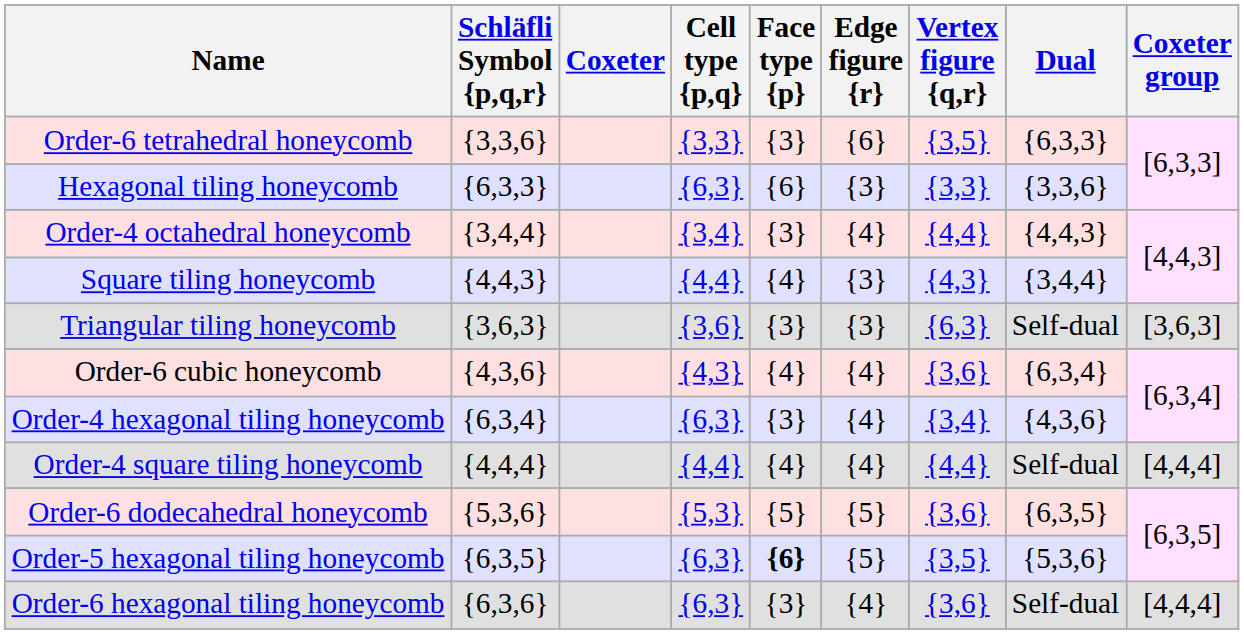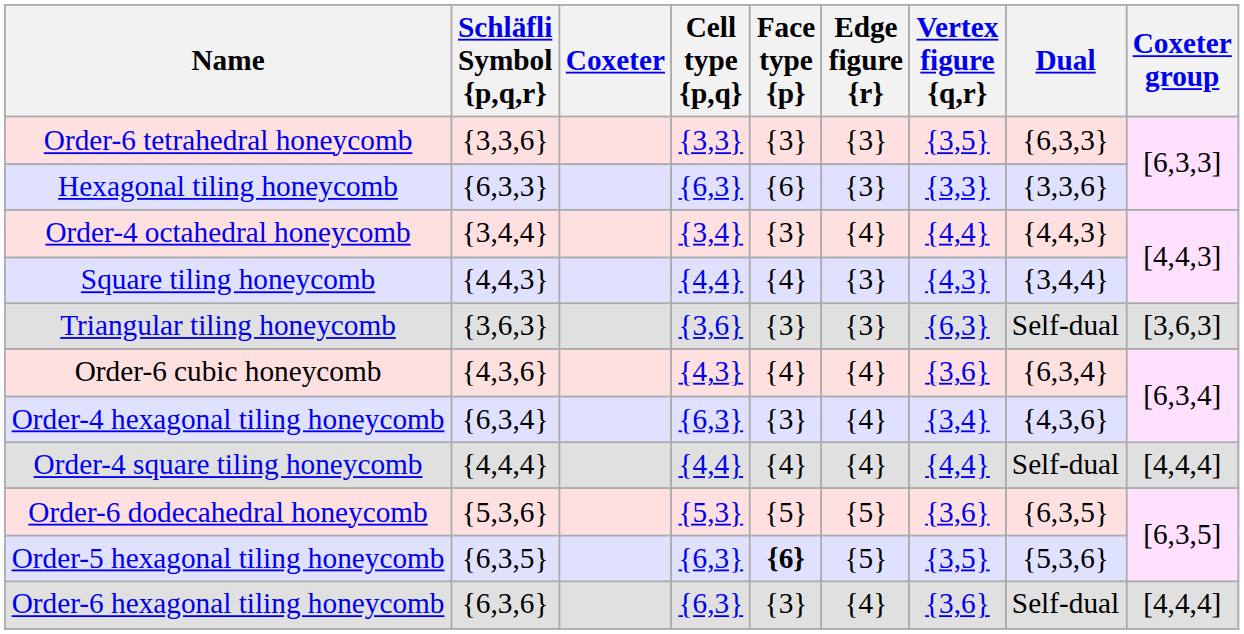(866, 140) {6} -> (866, 140) {3}
